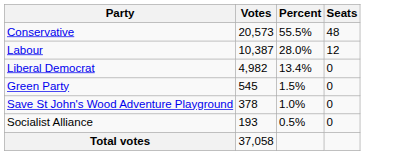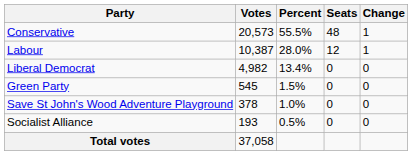+ column: (384, 13)
